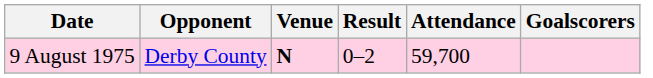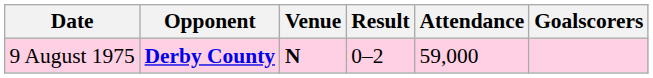(206, 55) normal -> (210, 55) bold
(441, 55) 59,700 -> (449, 55) 59,000
